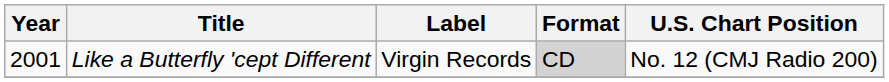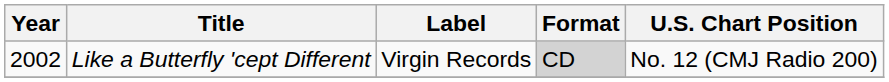(36, 59) 2001 -> (36, 59) 2002
